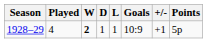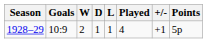columns swapped: (64, 12) <-> (137, 12)
(87, 29) bold -> (82, 29) normal
